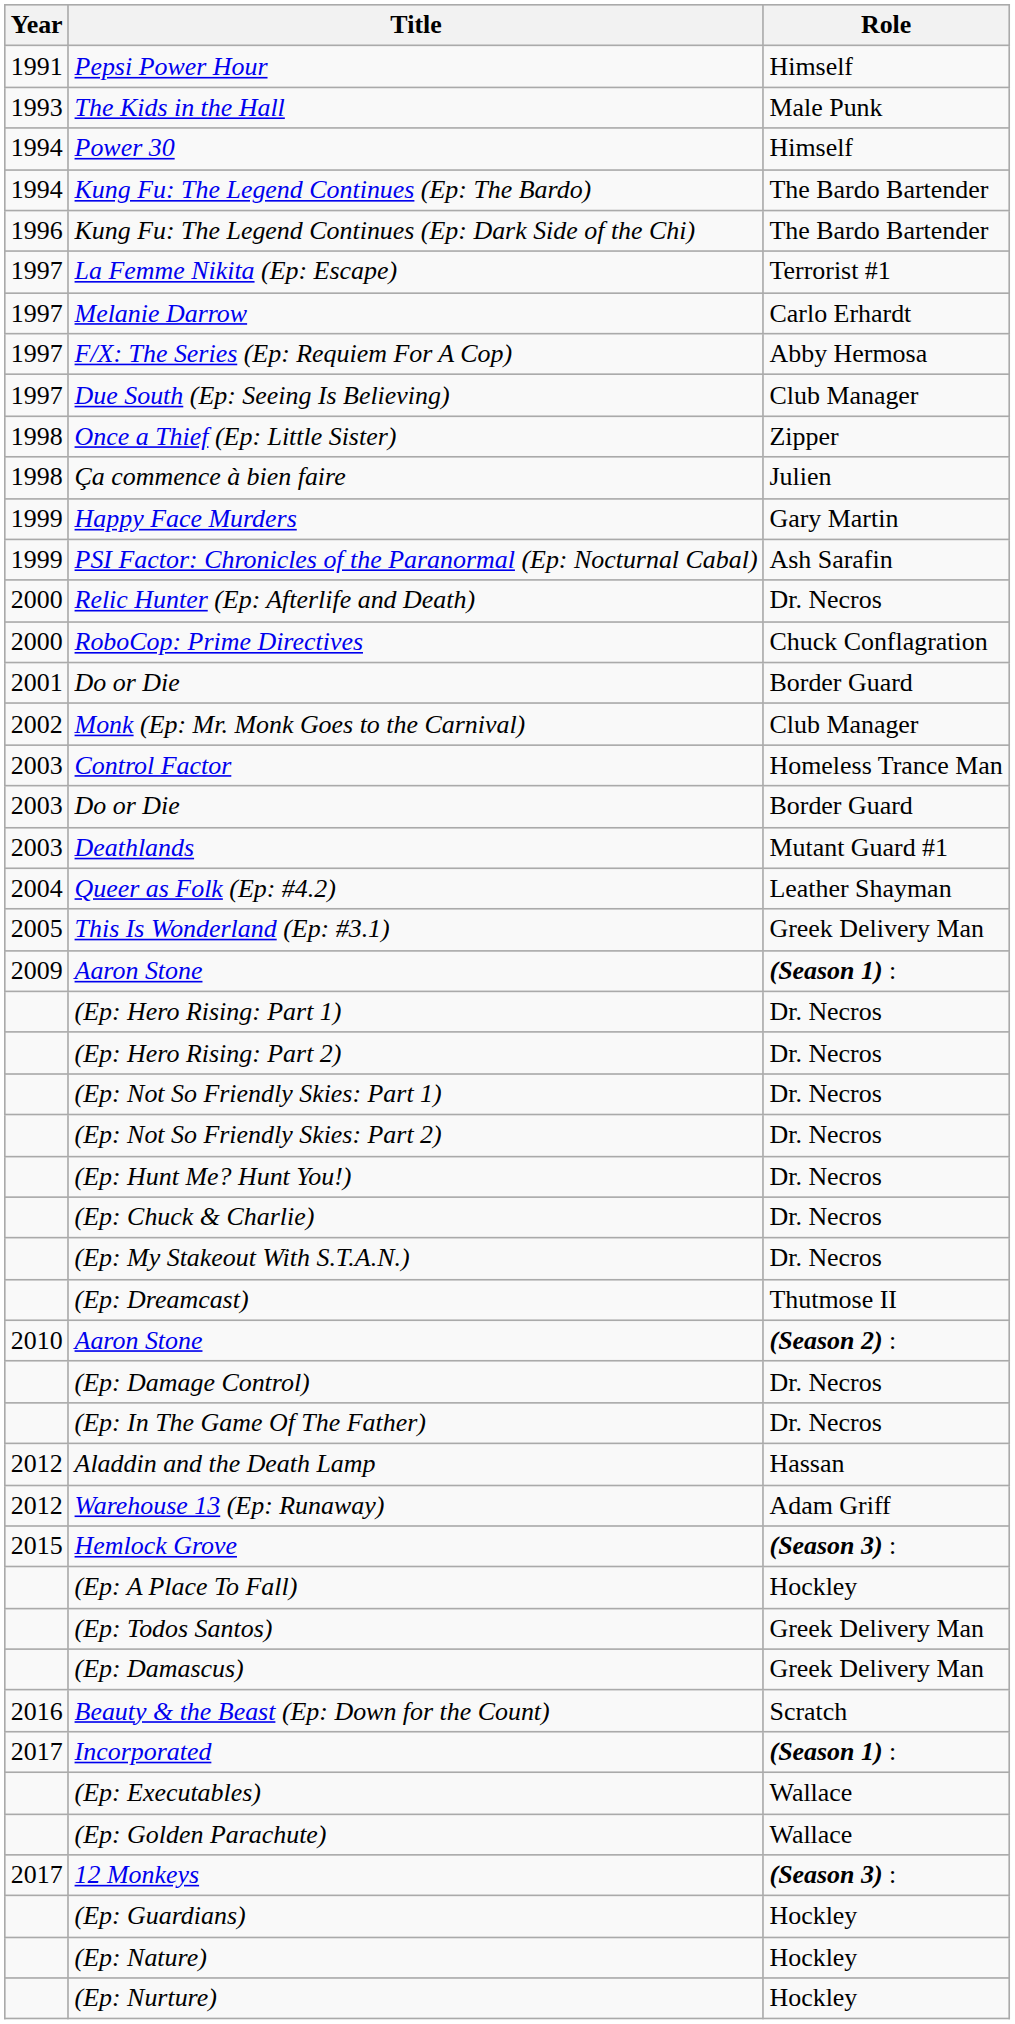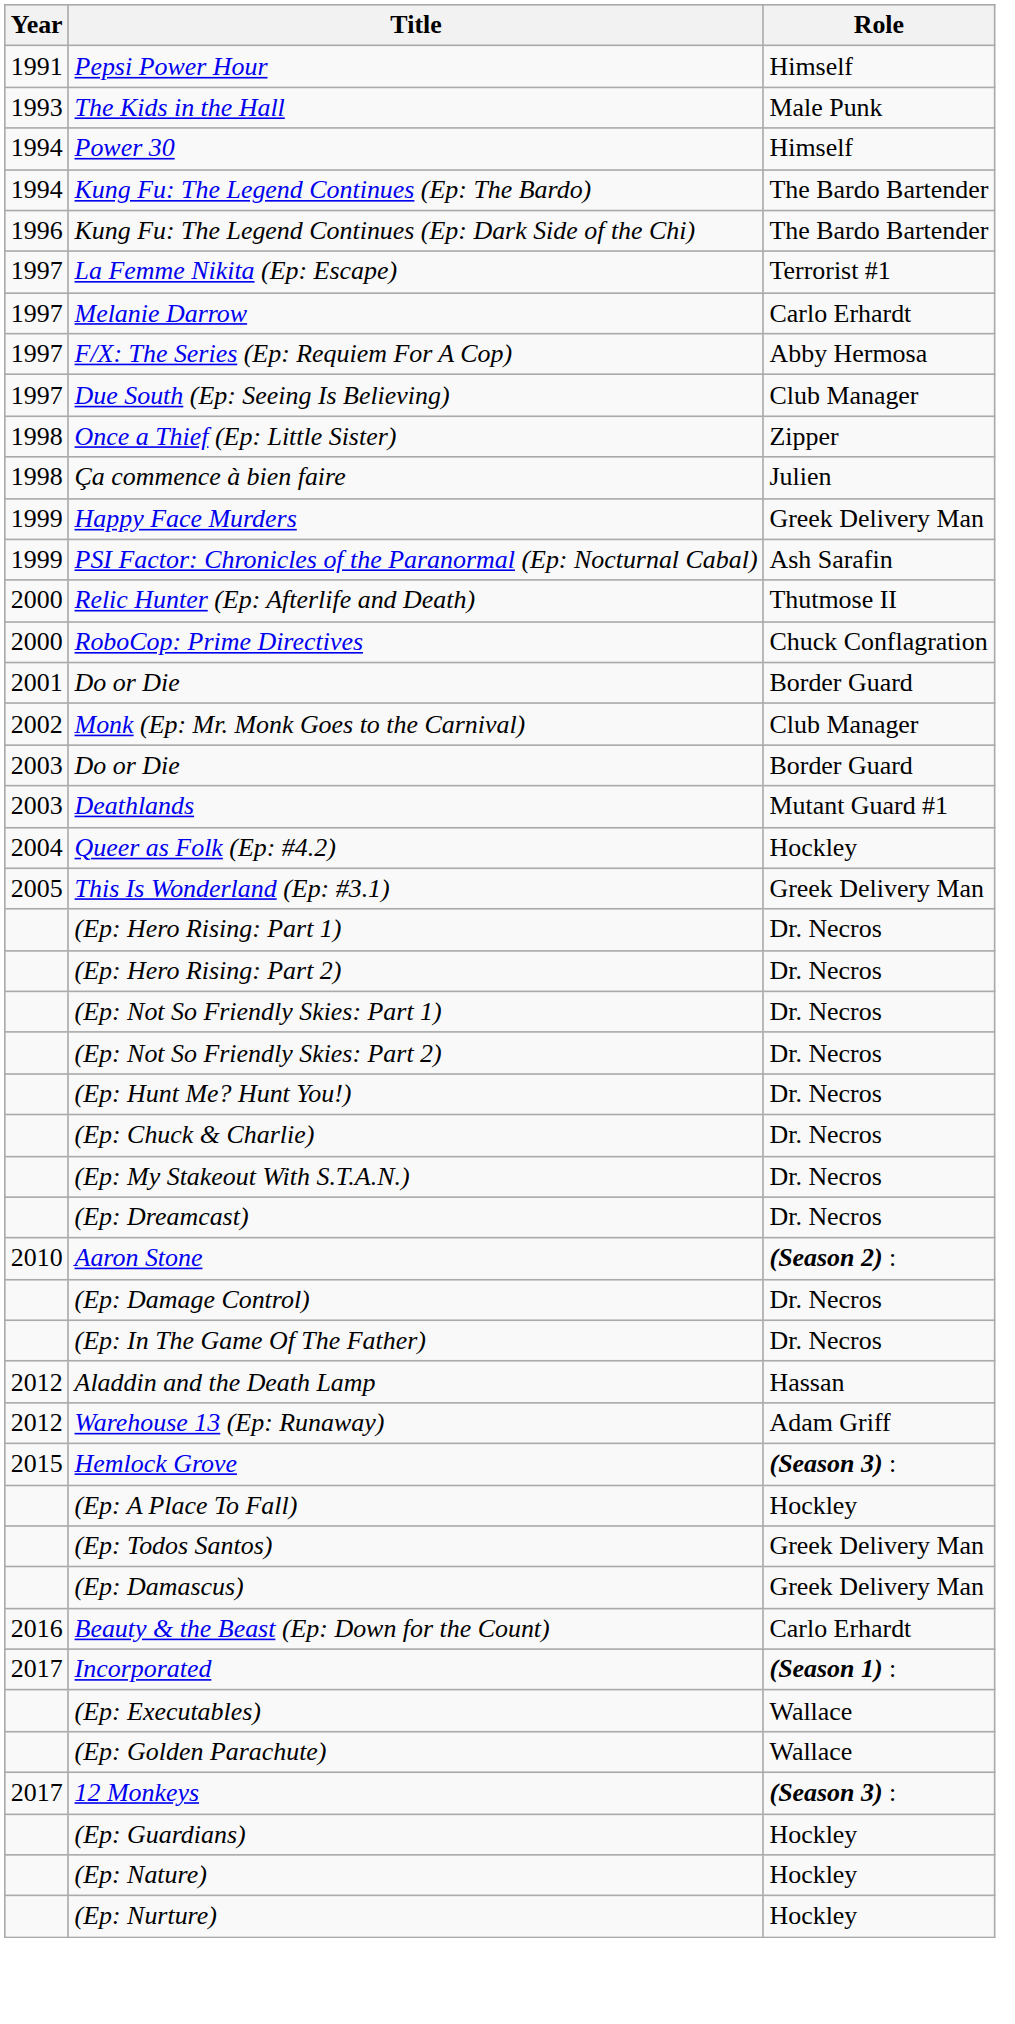(834, 518) Gary Martin -> (877, 518) Greek Delivery Man
(826, 600) Dr. Necros -> (833, 600) Thutmose II
- row: (37, 764)
(861, 888) Leather Shayman -> (813, 847) Hockley
- row: (37, 970)
(833, 1299) Thutmose II -> (826, 1217) Dr. Necros
(808, 1710) Scratch -> (840, 1628) Carlo Erhardt
